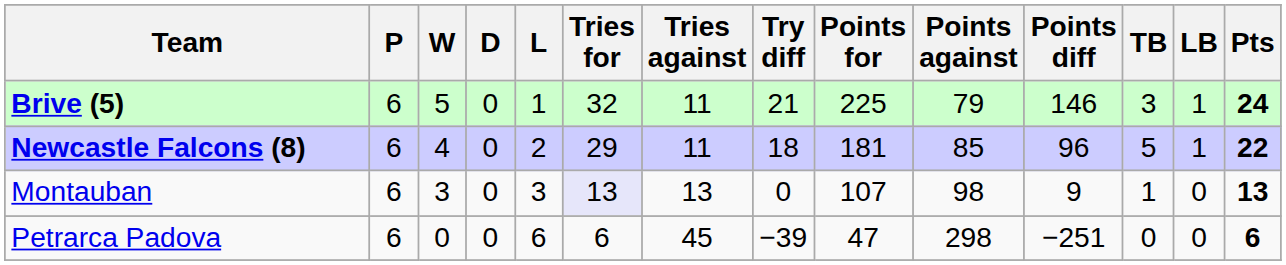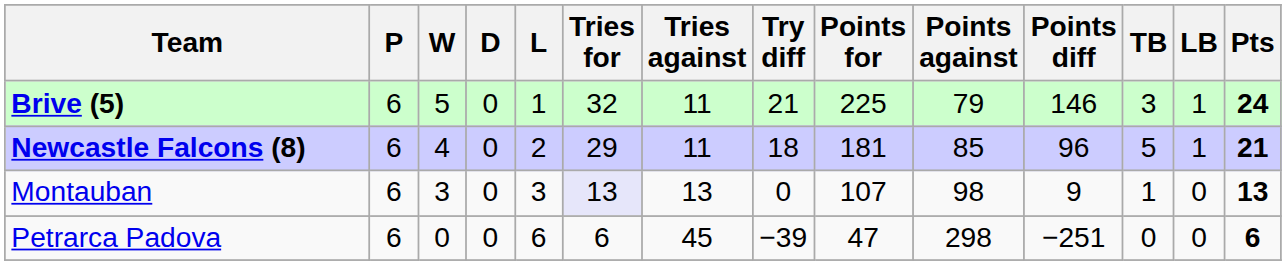(1253, 147) 22 -> (1253, 147) 21
